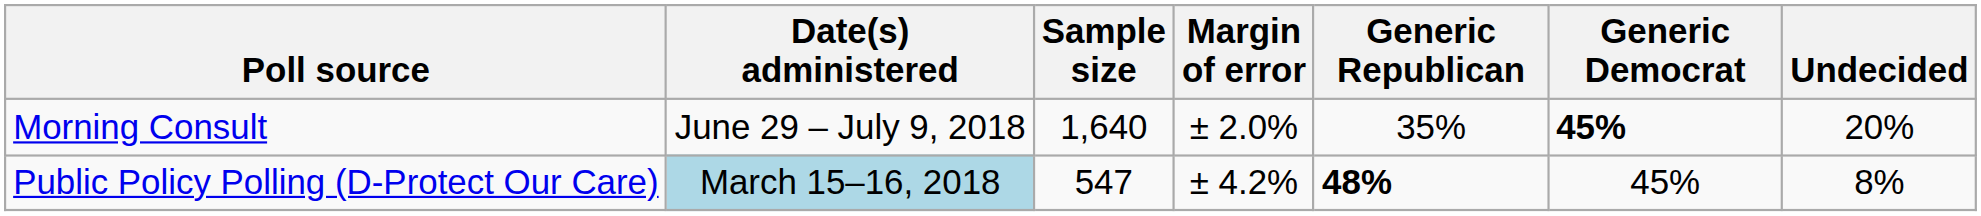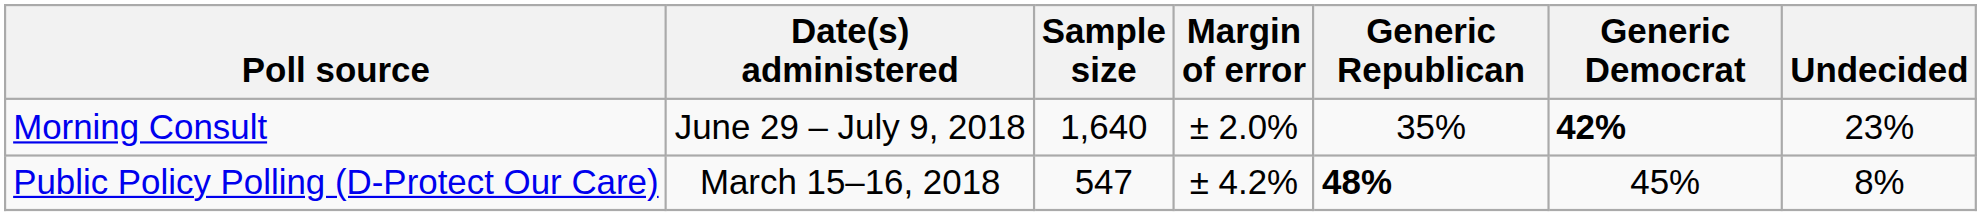(1591, 126) 45% -> (1591, 126) 42%
(1879, 126) 20% -> (1879, 126) 23%
(850, 182) lightblue background -> (850, 182) no background
